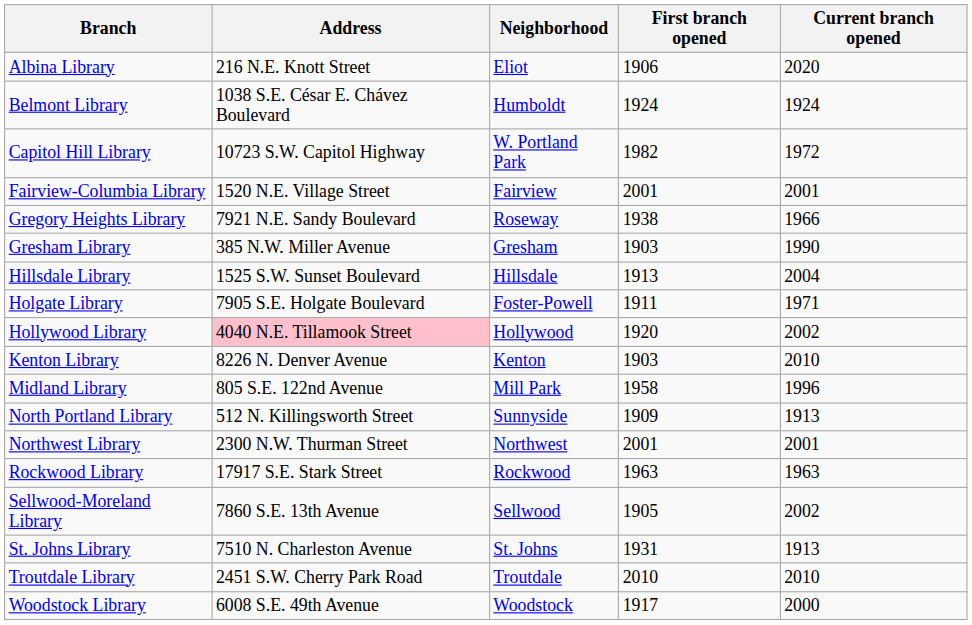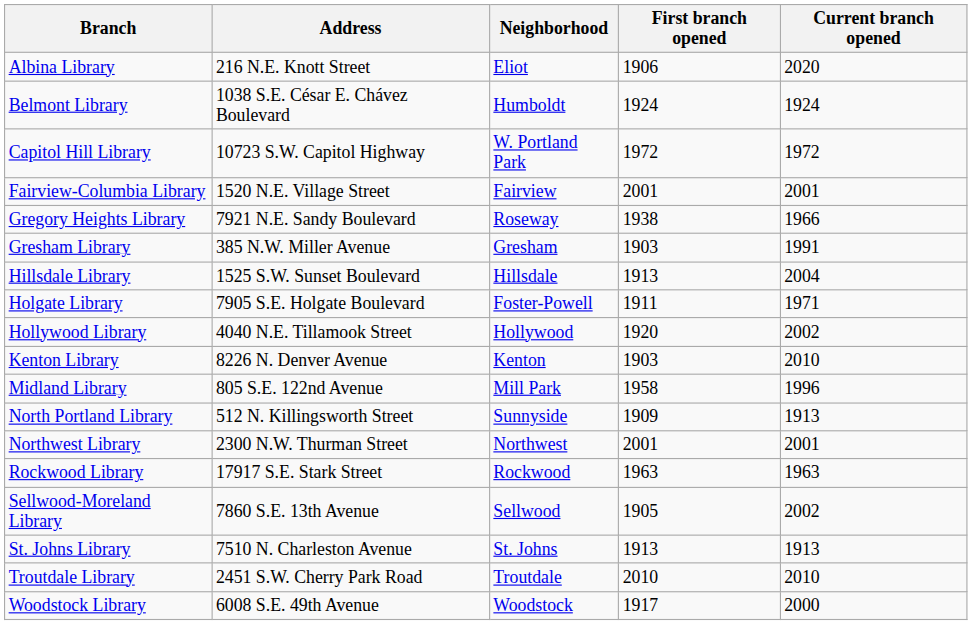(640, 153) 1982 -> (640, 153) 1972
(802, 247) 1990 -> (802, 247) 1991
(314, 332) pink background -> (314, 332) no background
(640, 549) 1931 -> (640, 549) 1913
